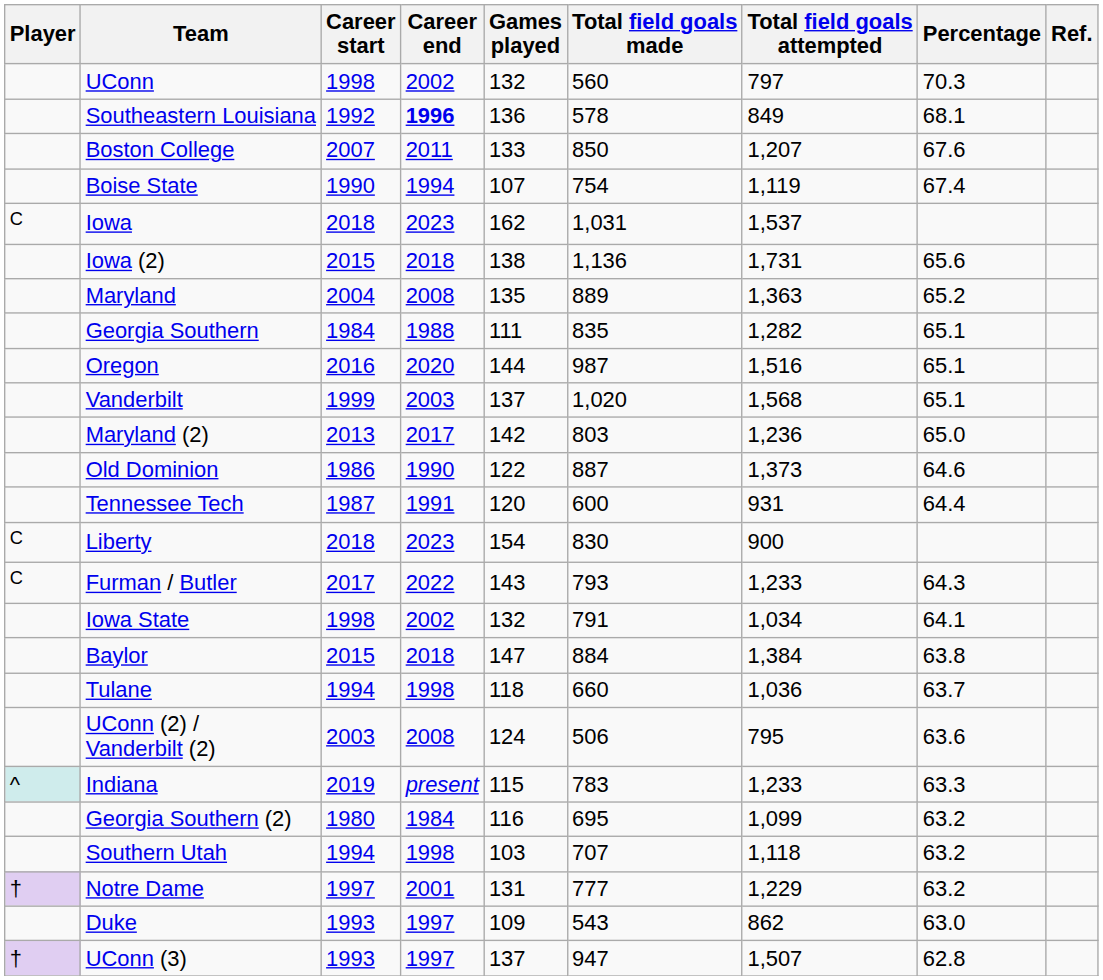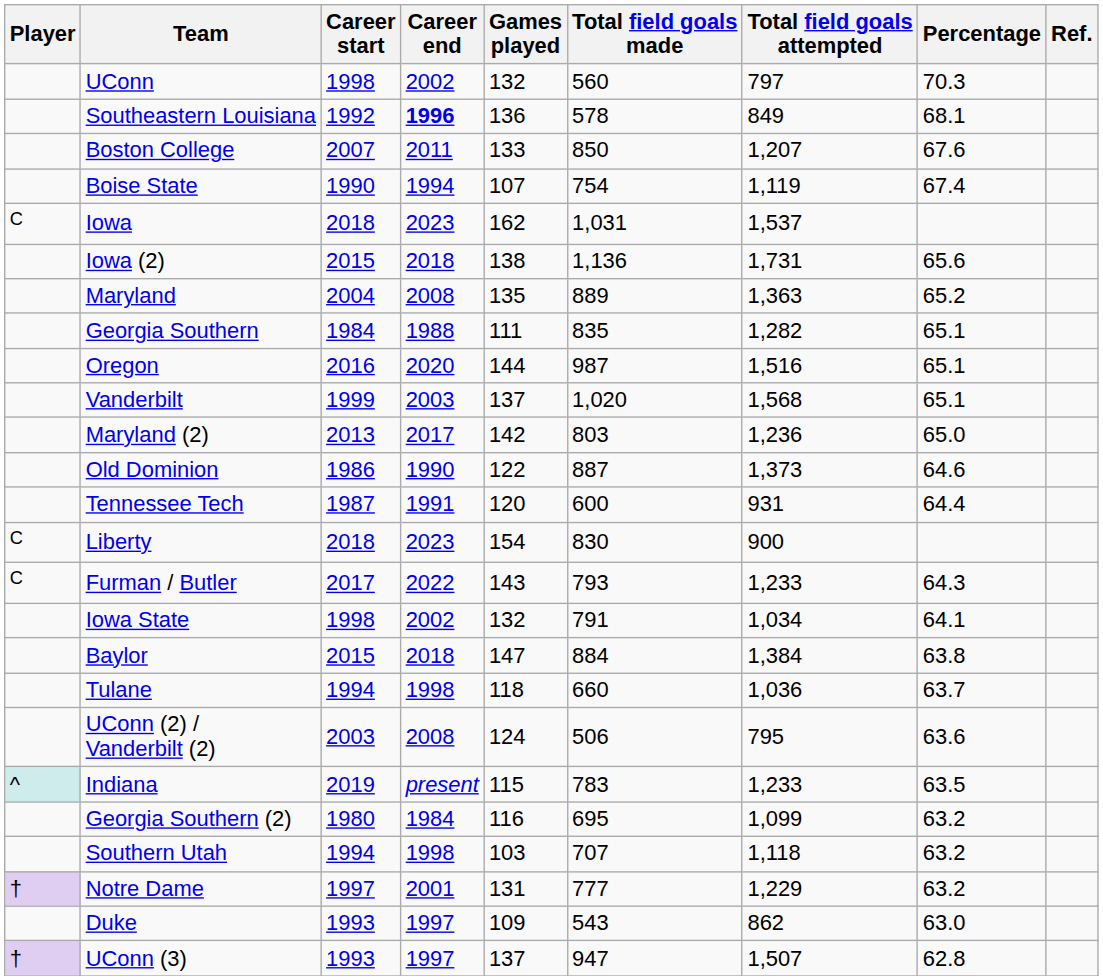(944, 784) 63.3 -> (944, 784) 63.5
